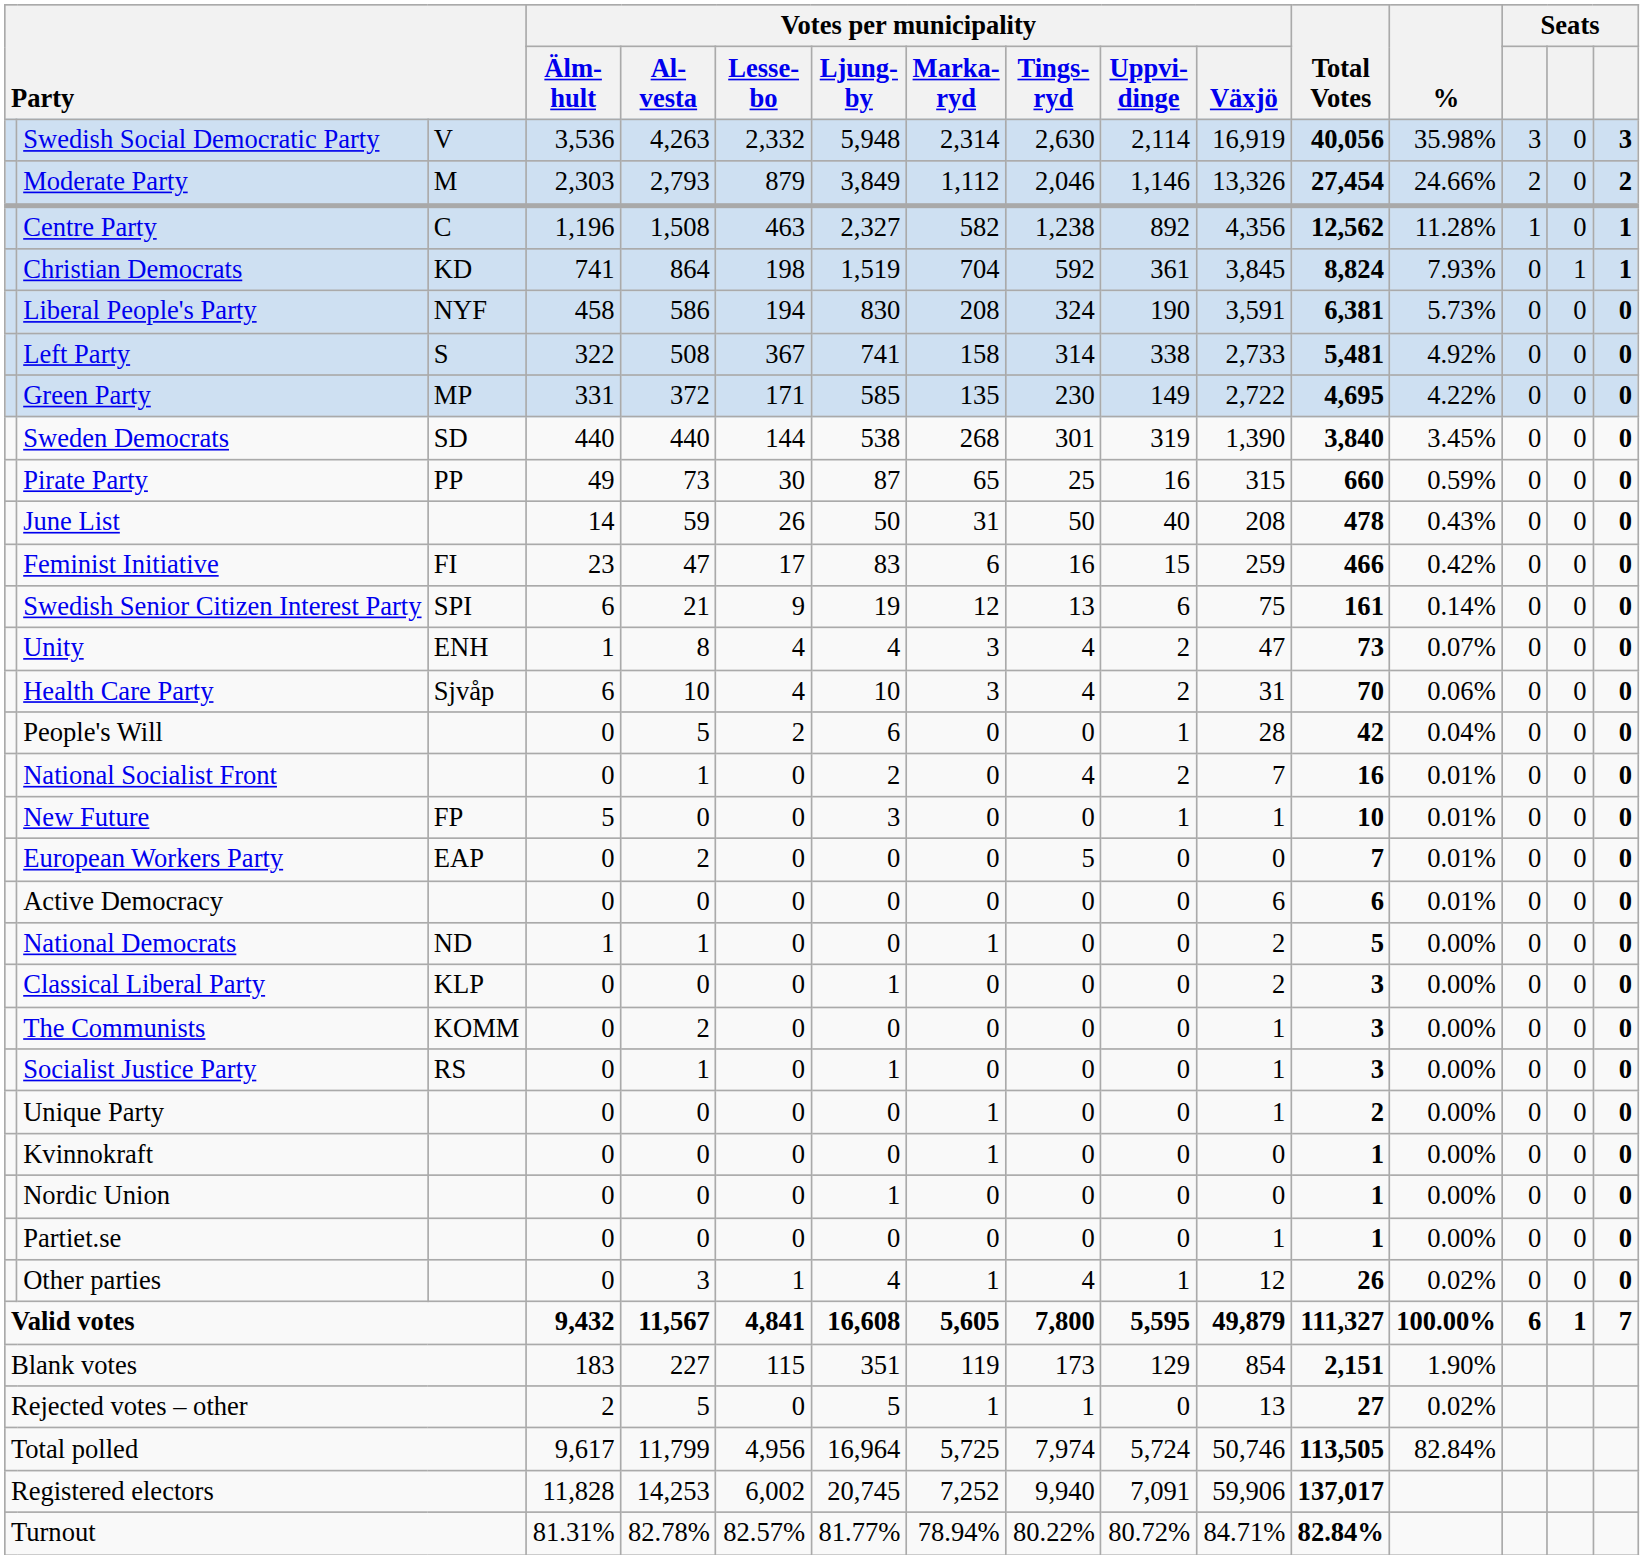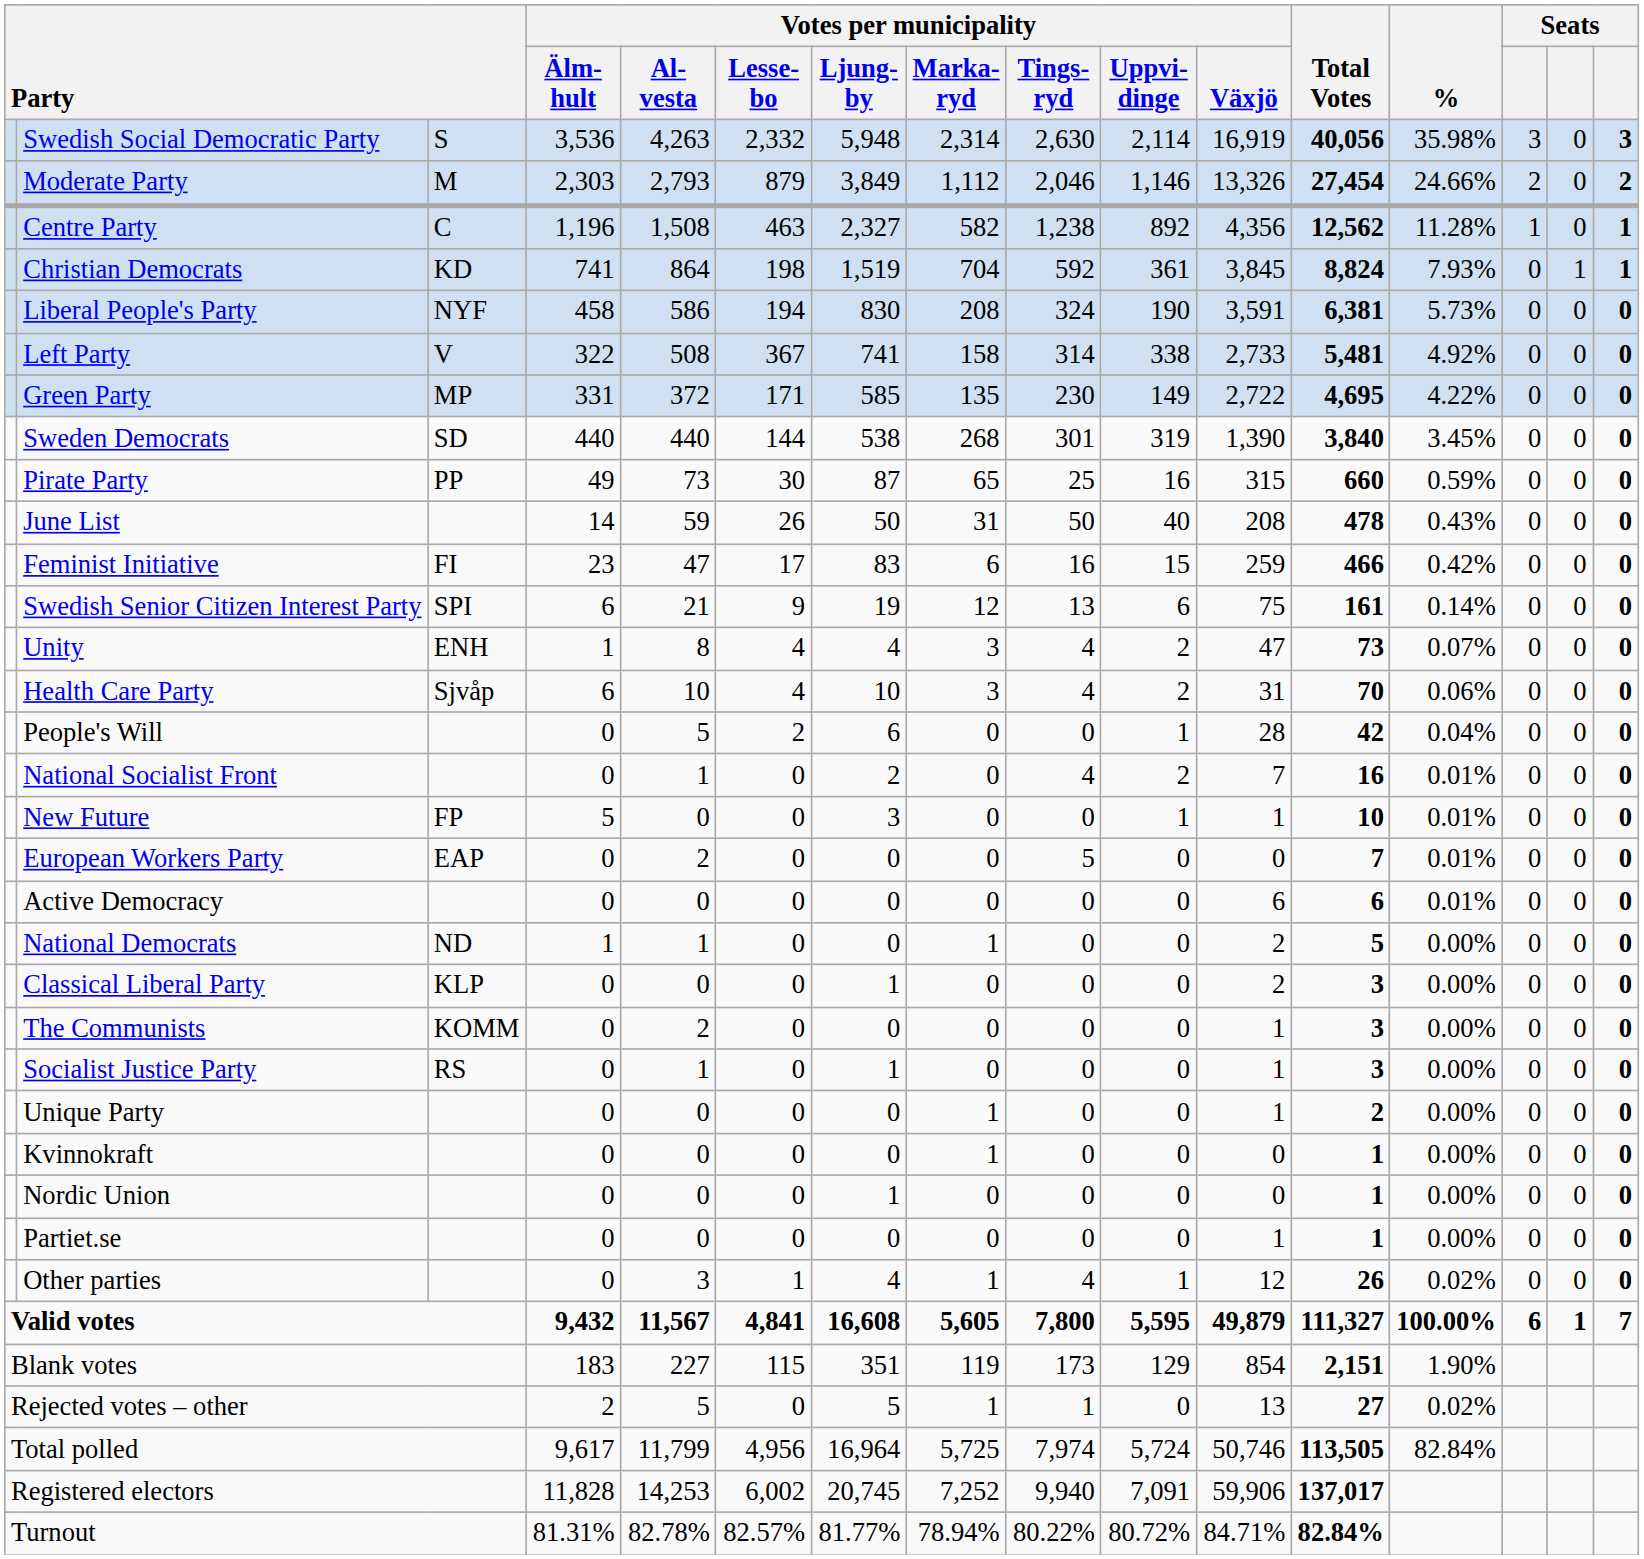(443, 139) V -> (441, 139) S
(441, 353) S -> (443, 353) V
